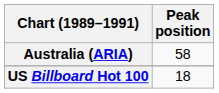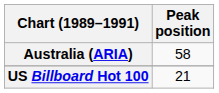(183, 76) 18 -> (183, 76) 21
